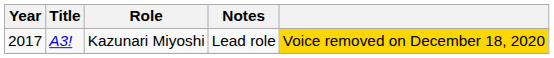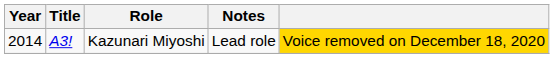(25, 41) 2017 -> (25, 41) 2014
